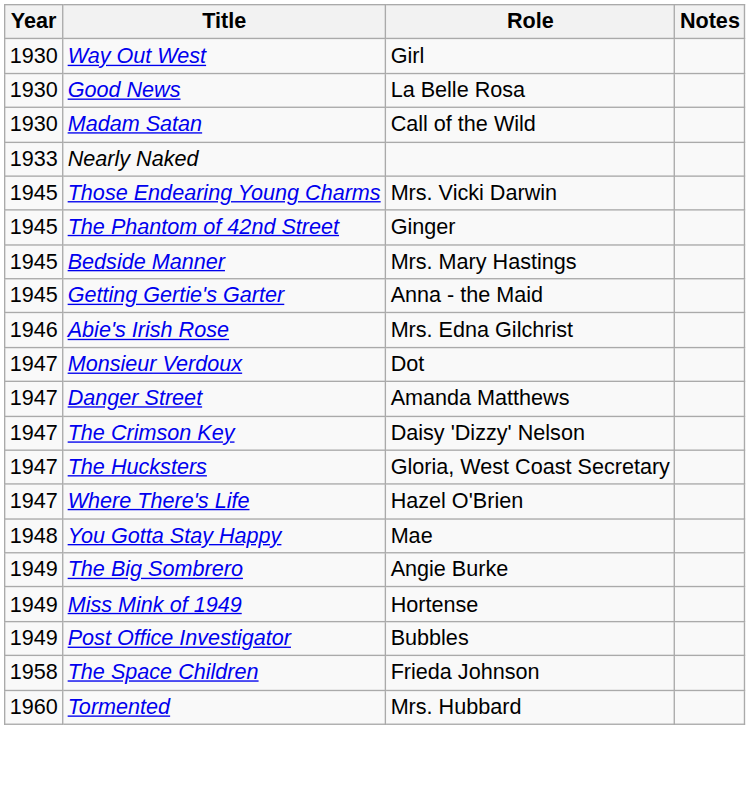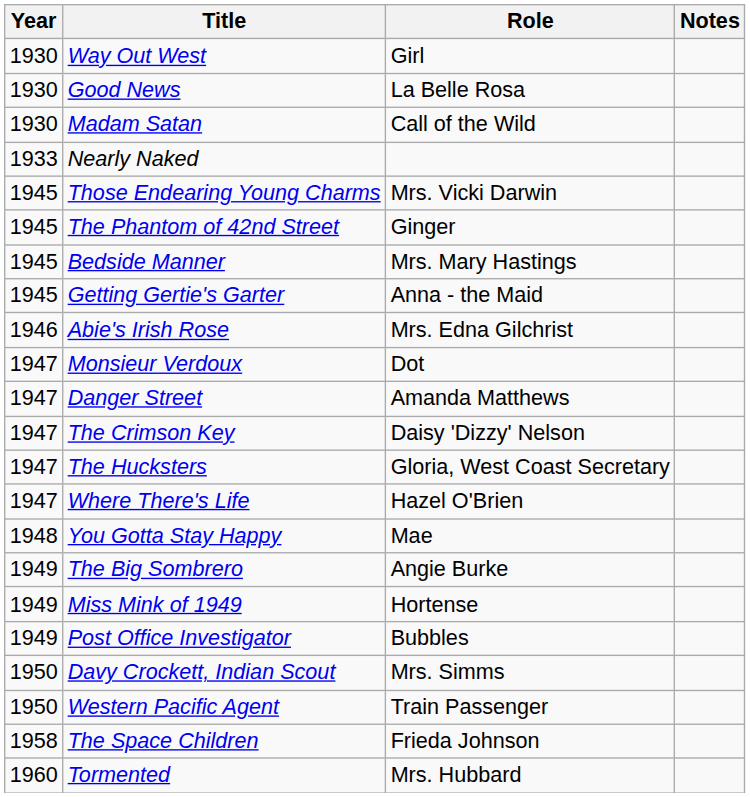+ row: (202, 672)
+ row: (173, 706)
